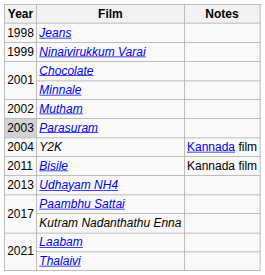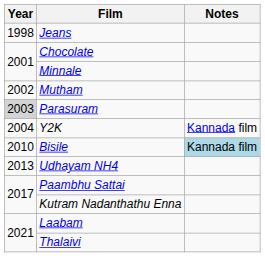- row: (92, 52)
(20, 166) 2011 -> (20, 147) 2010
(222, 166) no background -> (222, 147) lightblue background
